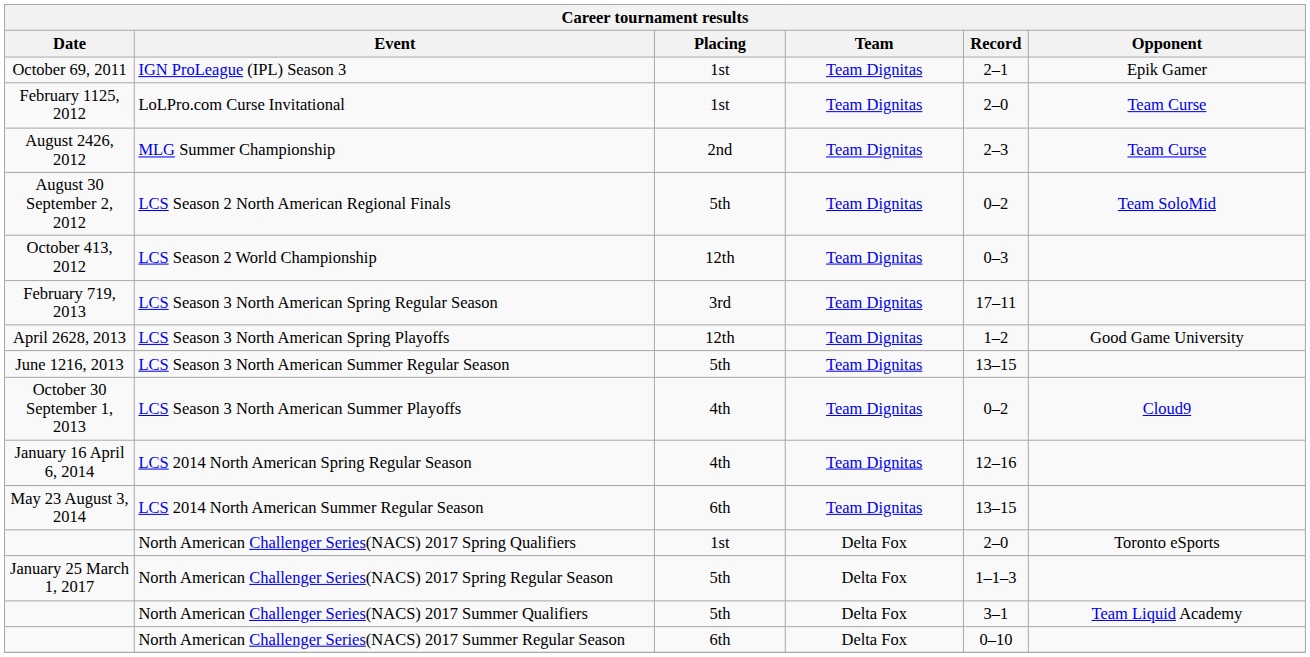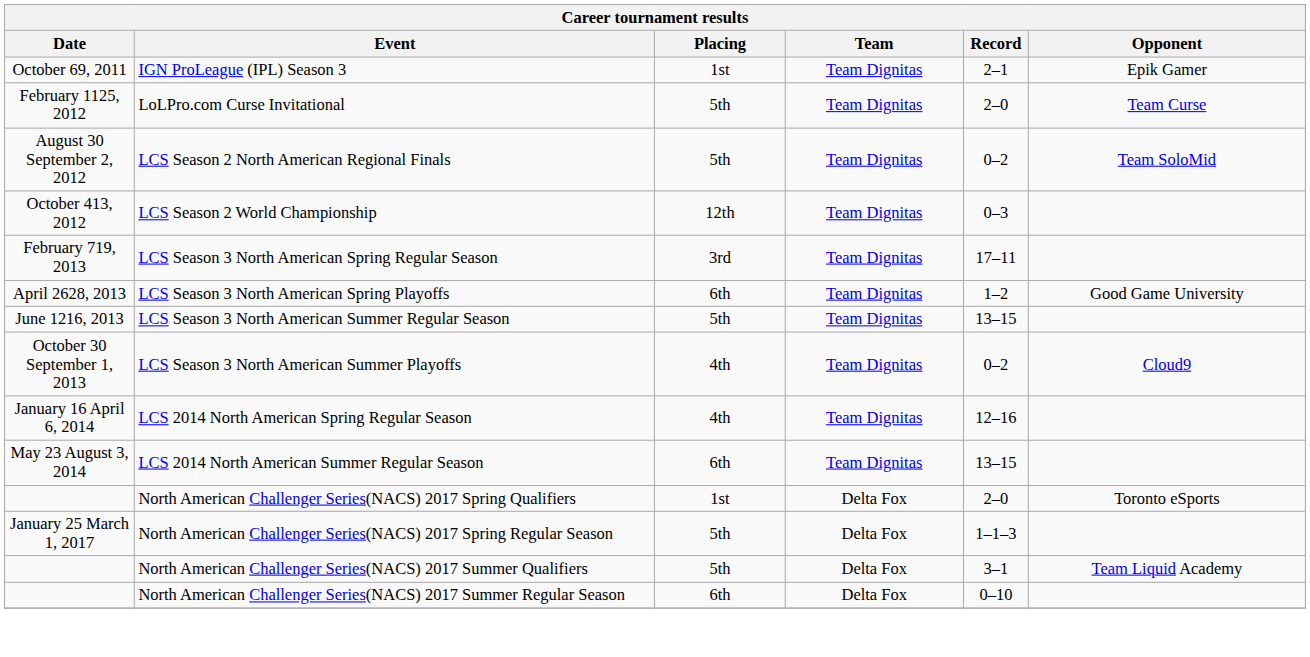(720, 105) 1st -> (720, 105) 5th
- row: (237, 149)
(720, 337) 12th -> (720, 293) 6th
